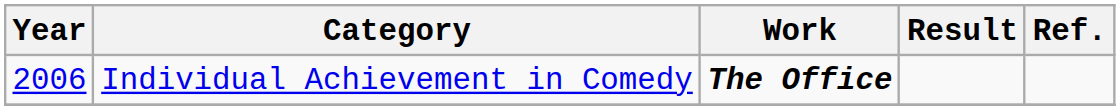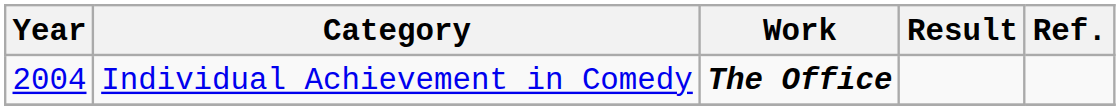(50, 81) 2006 -> (50, 81) 2004
